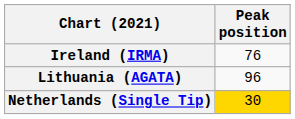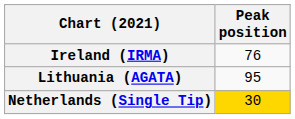(253, 79) 96 -> (253, 79) 95
